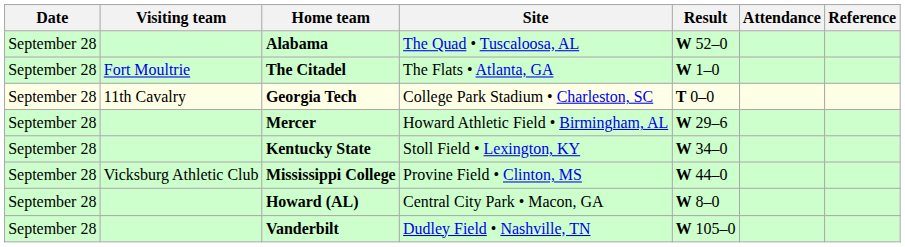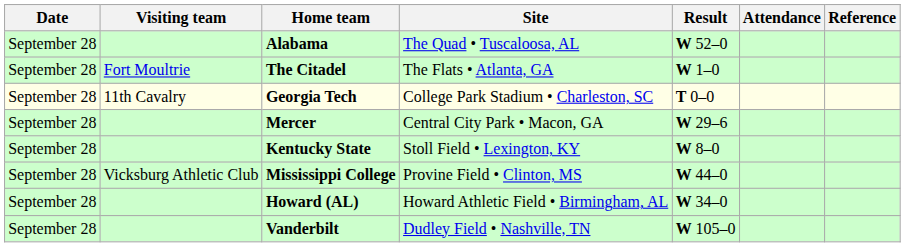(536, 123) Howard Athletic Field • Birmingham, AL -> (503, 123) Central City Park • Macon, GA
(702, 149) W 34–0 -> (698, 149) W 8–0
(503, 202) Central City Park • Macon, GA -> (536, 202) Howard Athletic Field • Birmingham, AL
(698, 202) W 8–0 -> (702, 202) W 34–0
